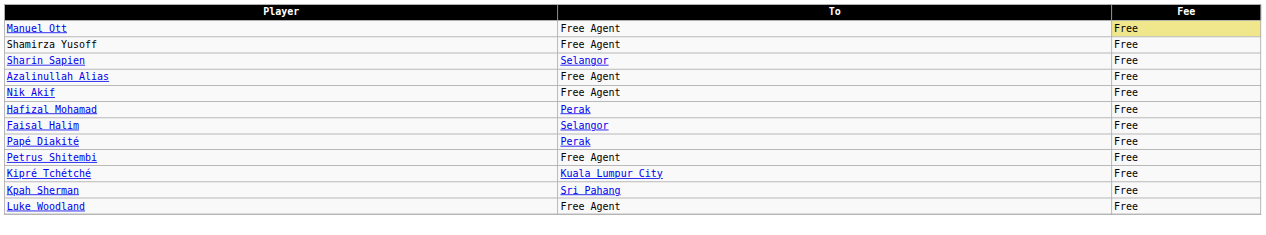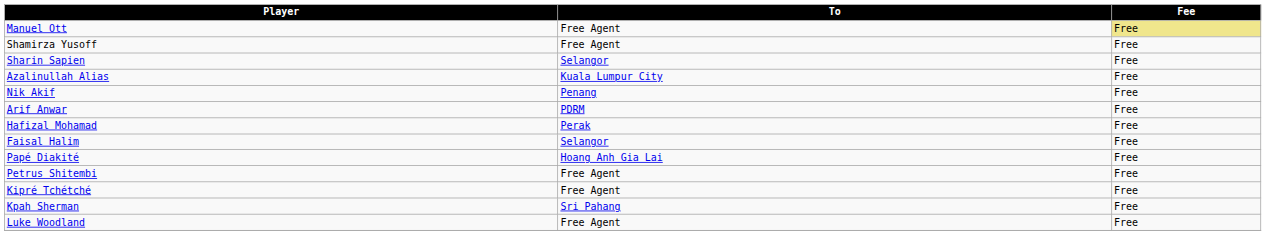(591, 77) Free Agent -> (612, 77) Kuala Lumpur City
(591, 94) Free Agent -> (578, 94) Penang
+ row: (37, 110)
(575, 142) Perak -> (612, 158) Hoang Anh Gia Lai
(612, 174) Kuala Lumpur City -> (591, 190) Free Agent
